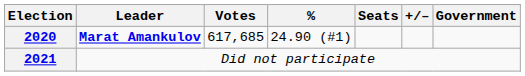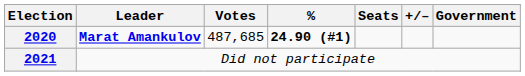(236, 38) 617,685 -> (236, 38) 487,685
(311, 38) normal -> (311, 38) bold
